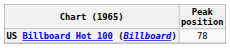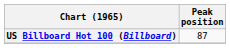(202, 36) 78 -> (202, 36) 87
